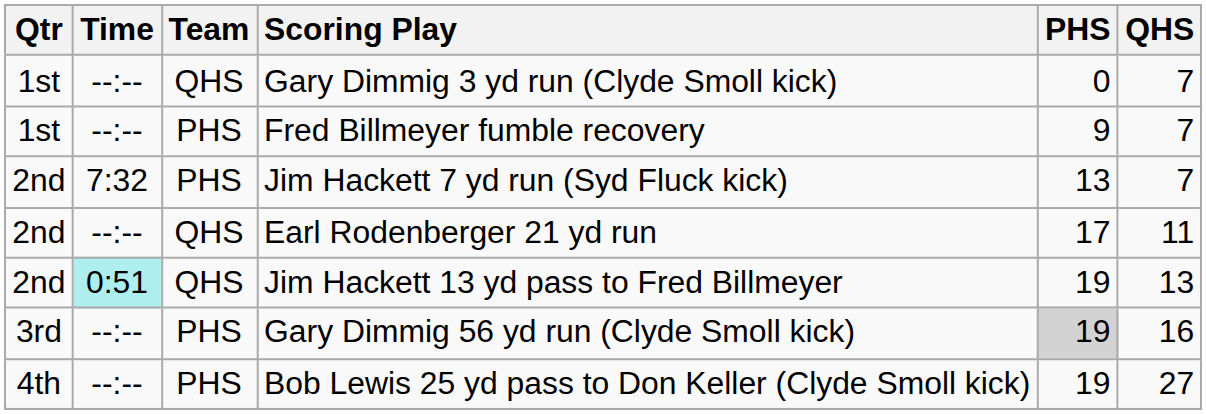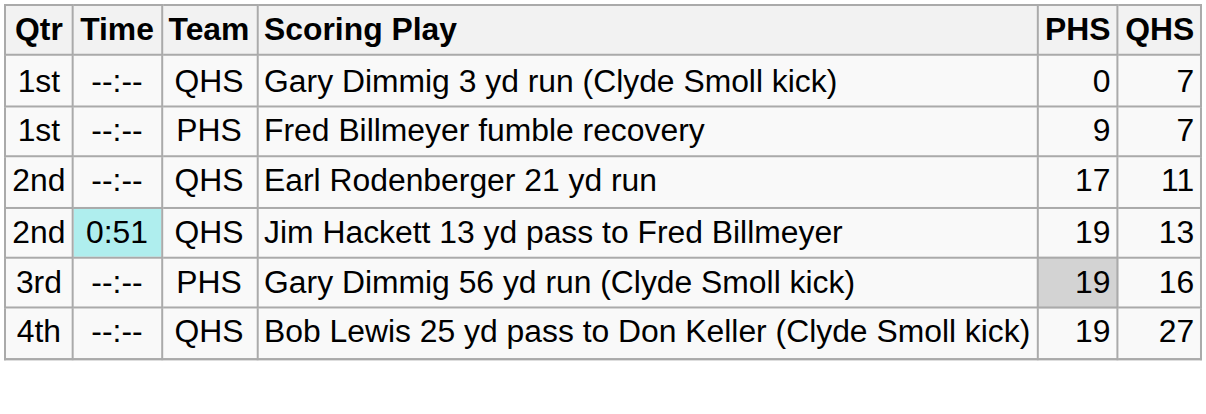- row: (526, 181)
(209, 383) PHS -> (209, 332) QHS
